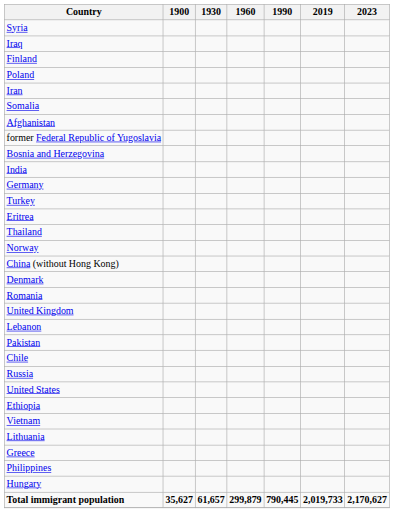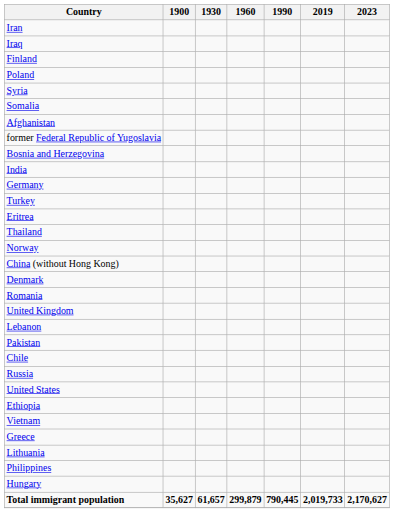rows swapped: (17, 28) <-> (15, 91)
rows swapped: (21, 452) <-> (26, 437)
